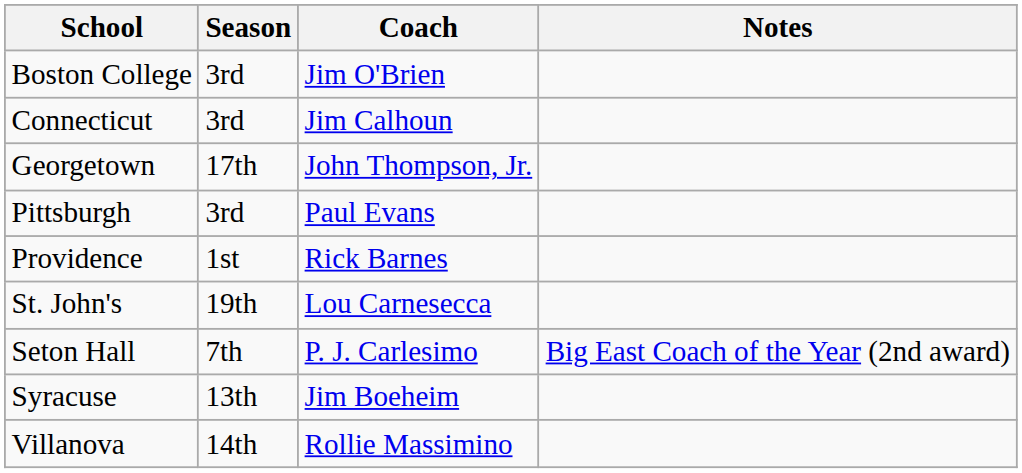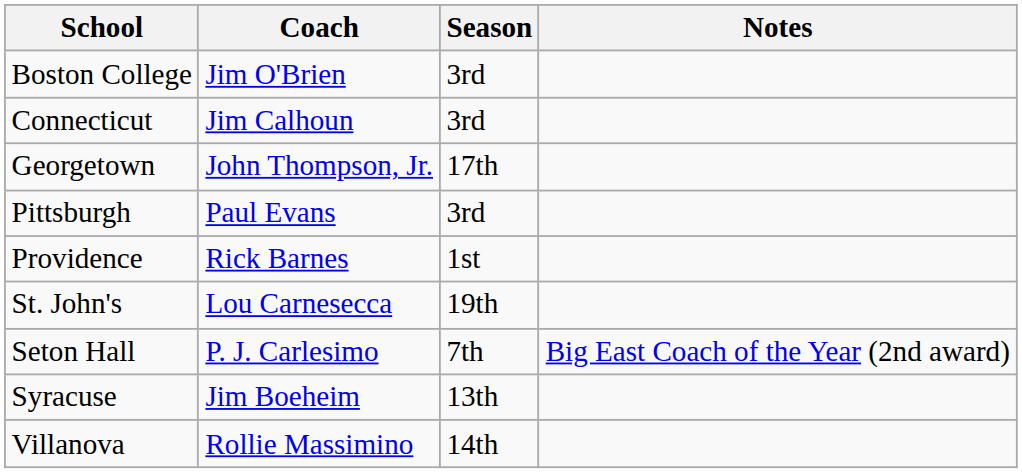columns swapped: (418, 27) <-> (248, 27)
